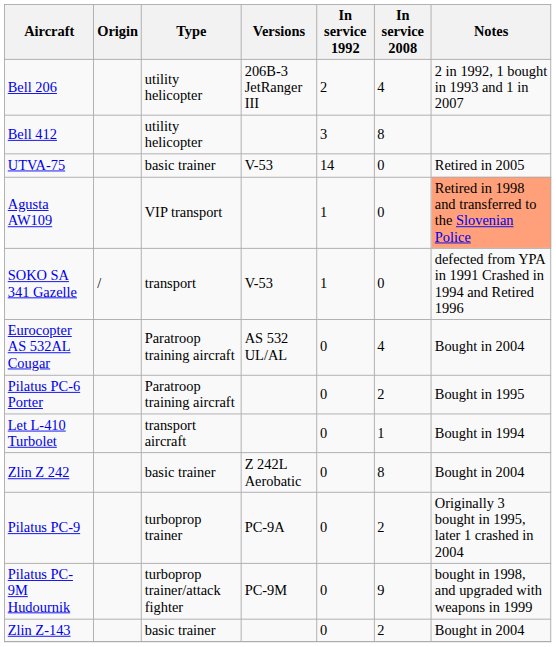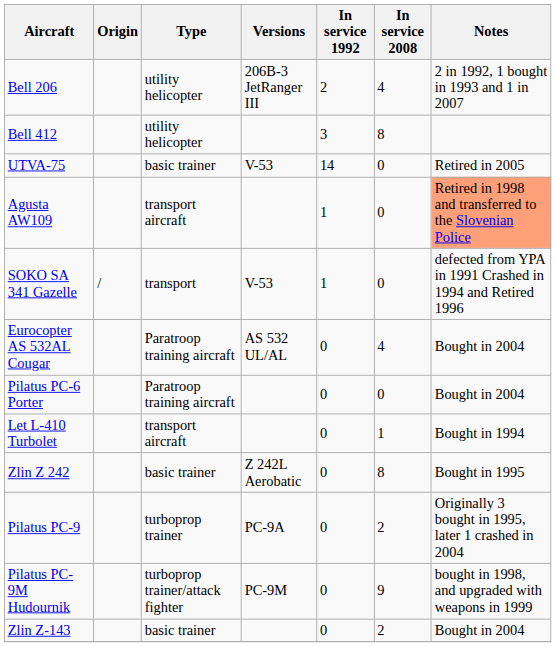(183, 212) VIP transport -> (170, 212) transport aircraft
(381, 394) 2 -> (381, 394) 0
(480, 394) Bought in 1995 -> (480, 394) Bought in 2004
(480, 472) Bought in 2004 -> (480, 472) Bought in 1995
